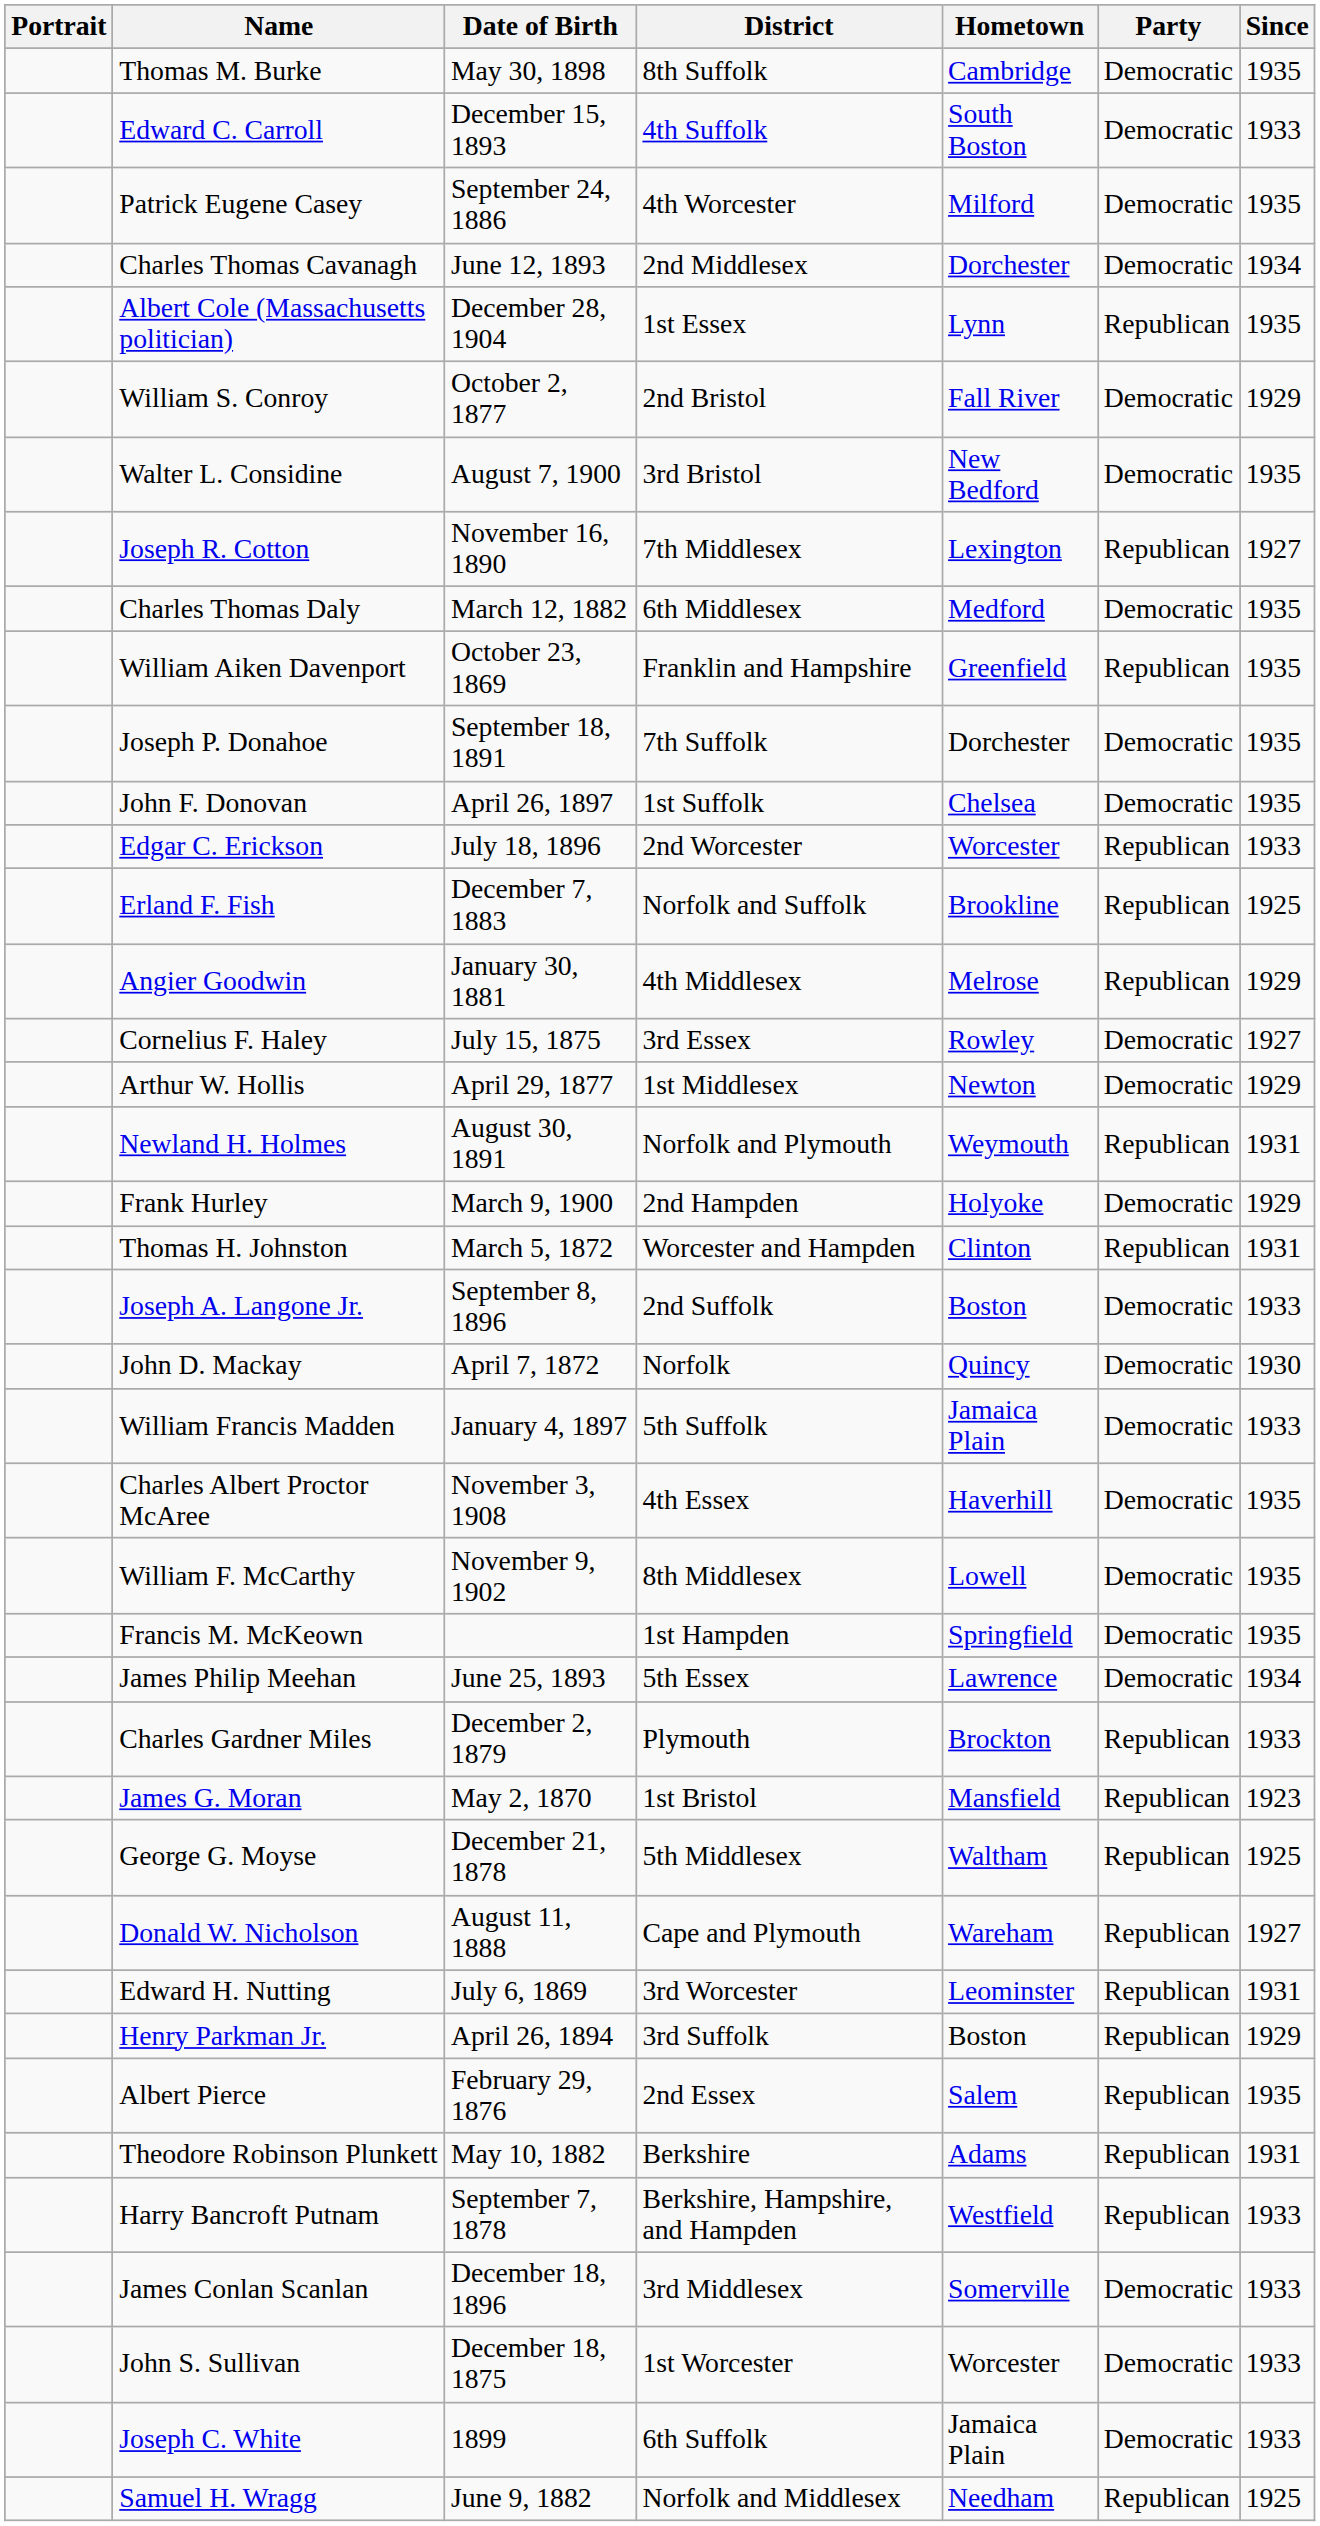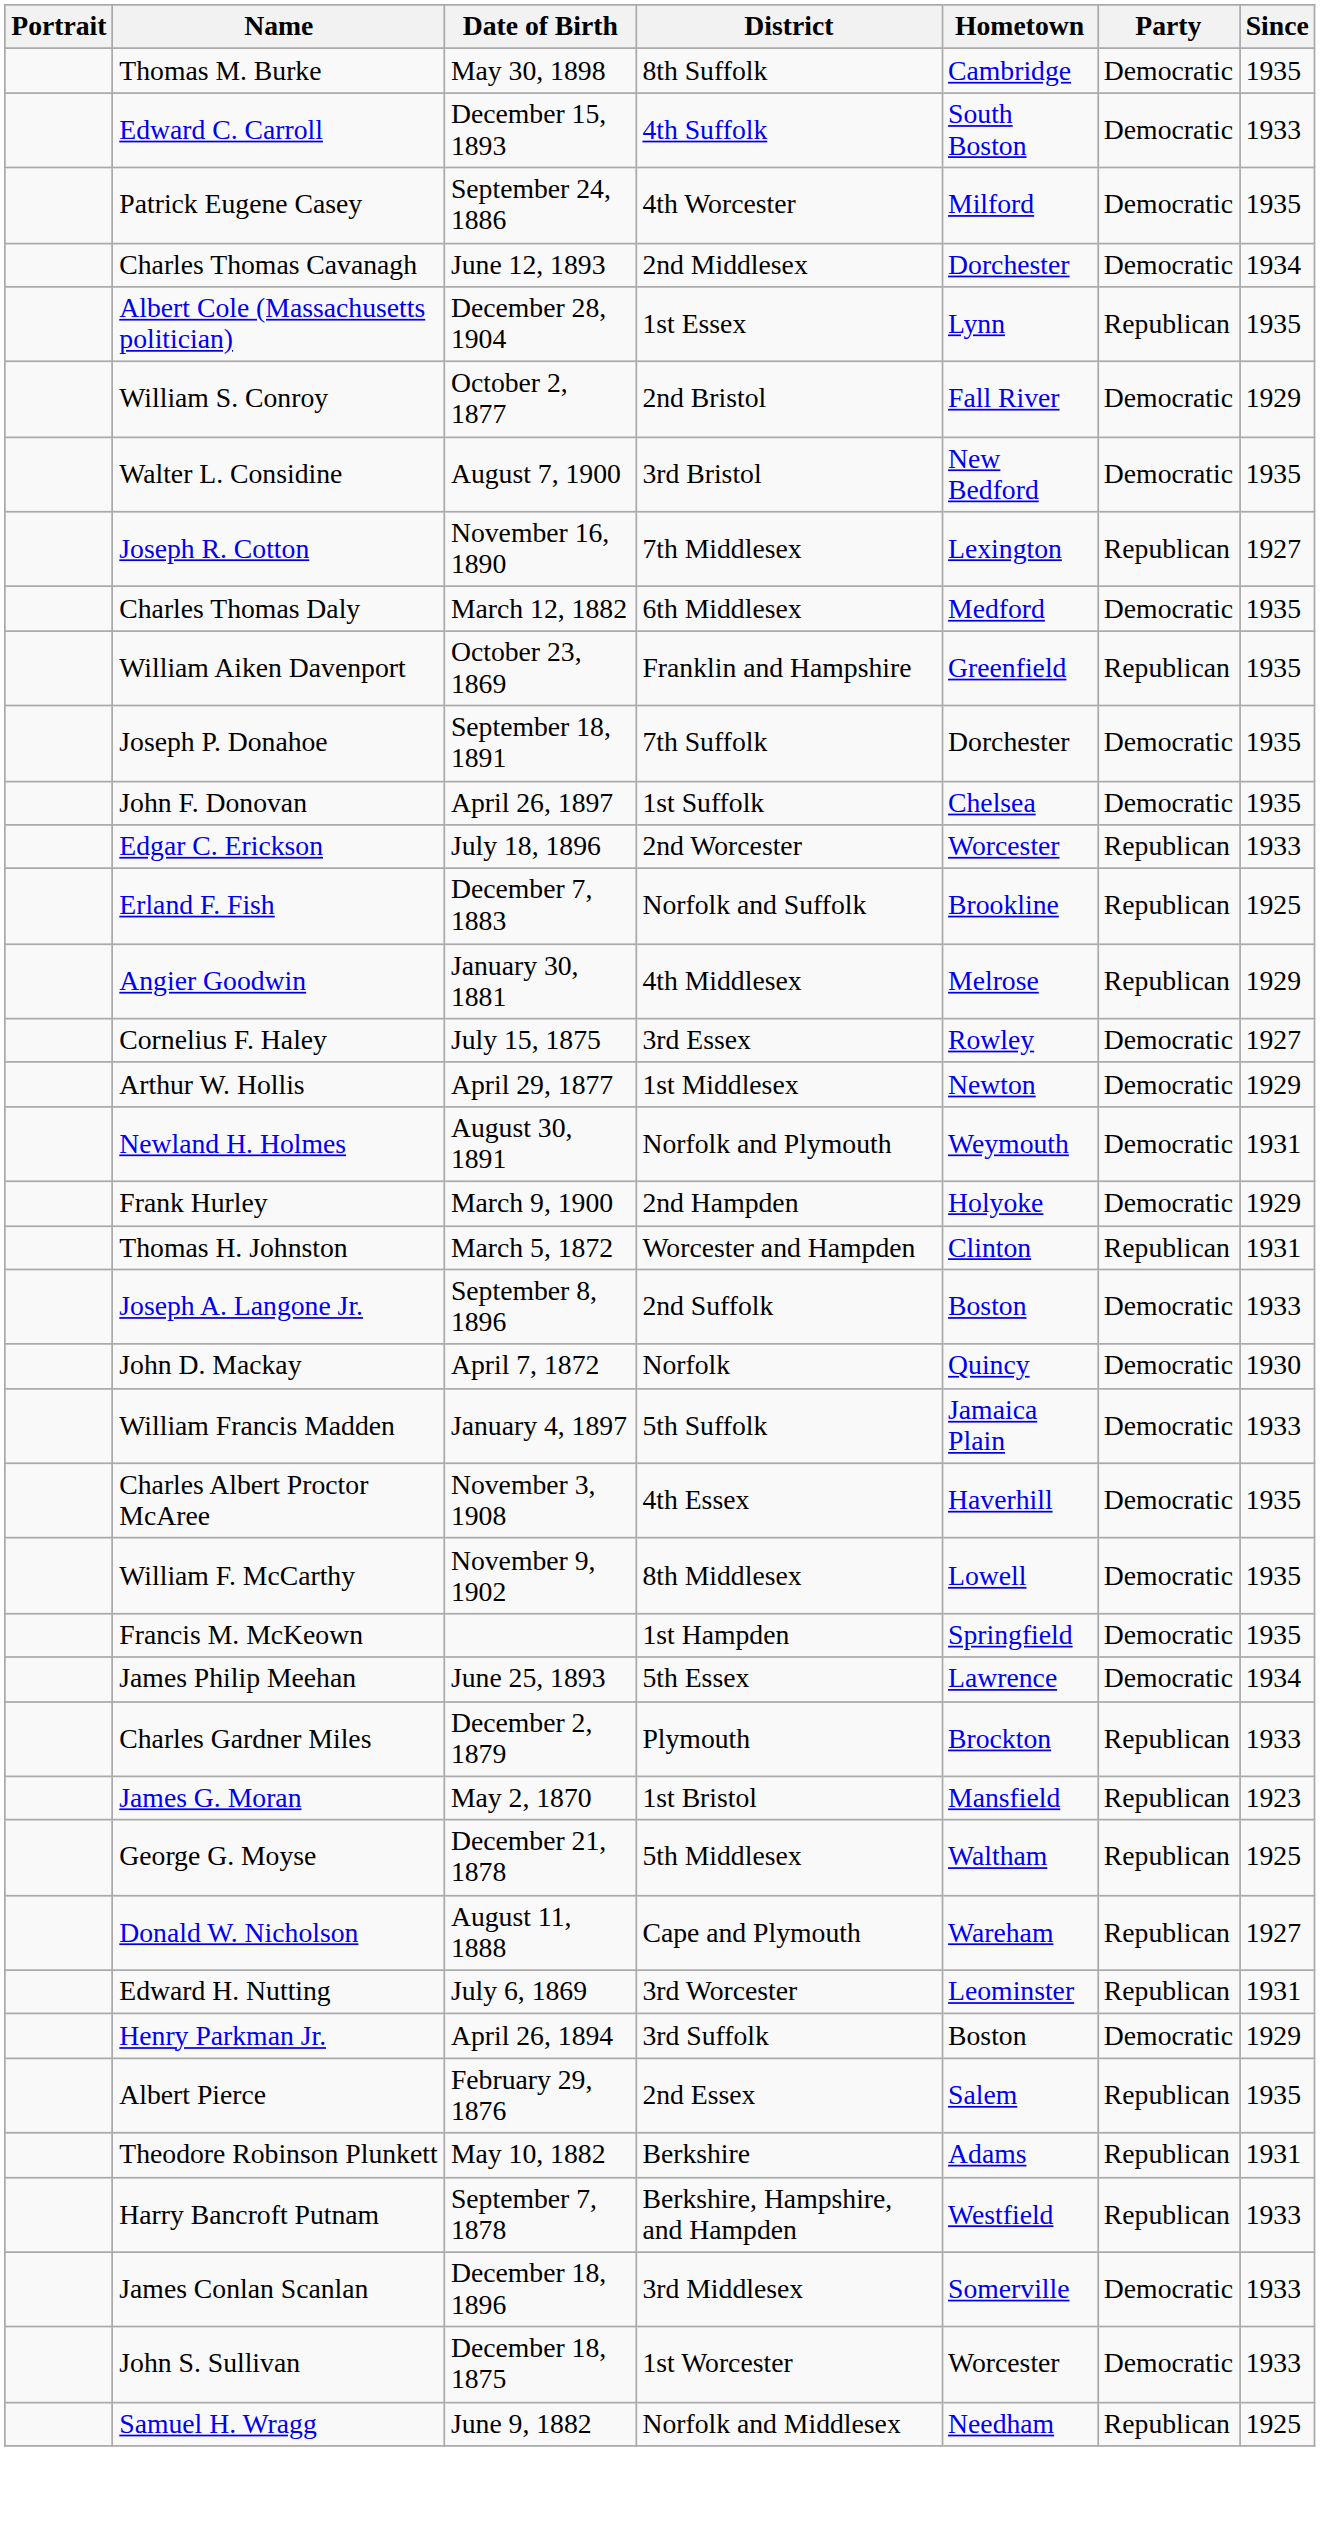(1167, 1143) Republican -> (1168, 1143) Democratic
(1167, 2035) Republican -> (1168, 2035) Democratic
- row: (210, 2439)
